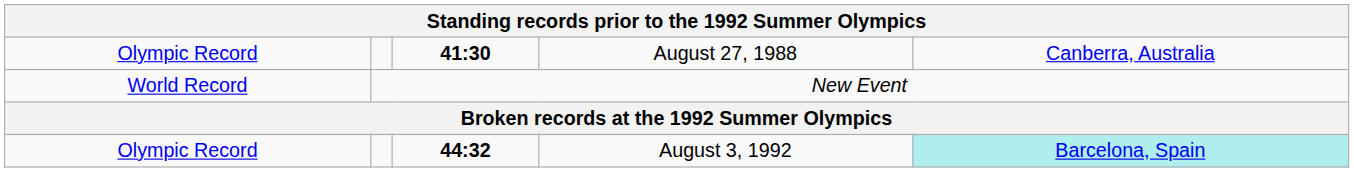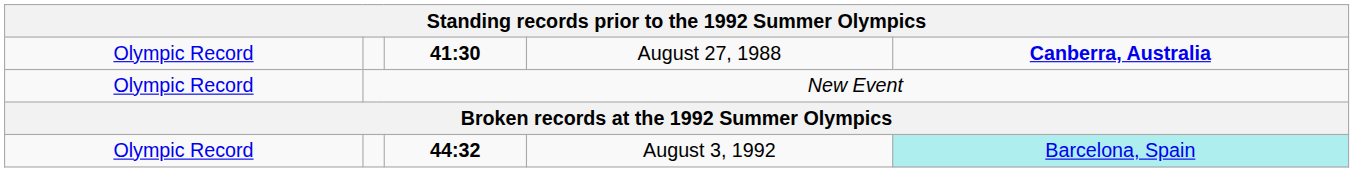(1130, 52) normal -> (1120, 52) bold
(188, 85) World Record -> (183, 85) Olympic Record
